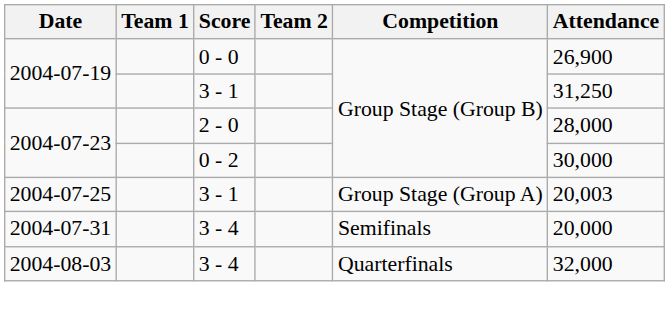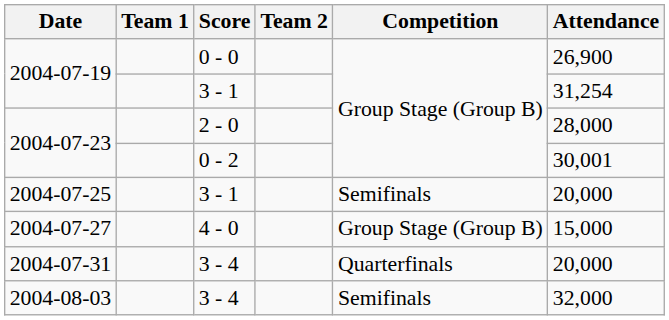(583, 90) 31,250 -> (583, 90) 31,254
(583, 159) 30,000 -> (583, 159) 30,001
(440, 194) Group Stage (Group A) -> (384, 194) Semifinals
(583, 194) 20,003 -> (583, 194) 20,000
+ row: (60, 228)
(384, 228) Semifinals -> (395, 263) Quarterfinals
(395, 263) Quarterfinals -> (384, 297) Semifinals
